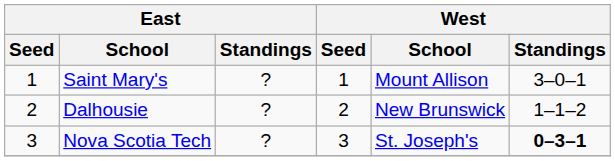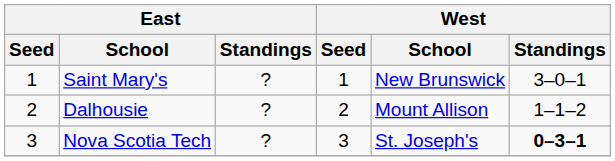(432, 79) Mount Allison -> (440, 79) New Brunswick
(440, 110) New Brunswick -> (432, 110) Mount Allison
